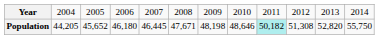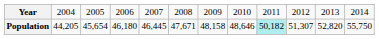(95, 26) 45,652 -> (95, 26) 45,654
(213, 26) 48,198 -> (213, 26) 48,158
(301, 26) 51,308 -> (301, 26) 51,307
